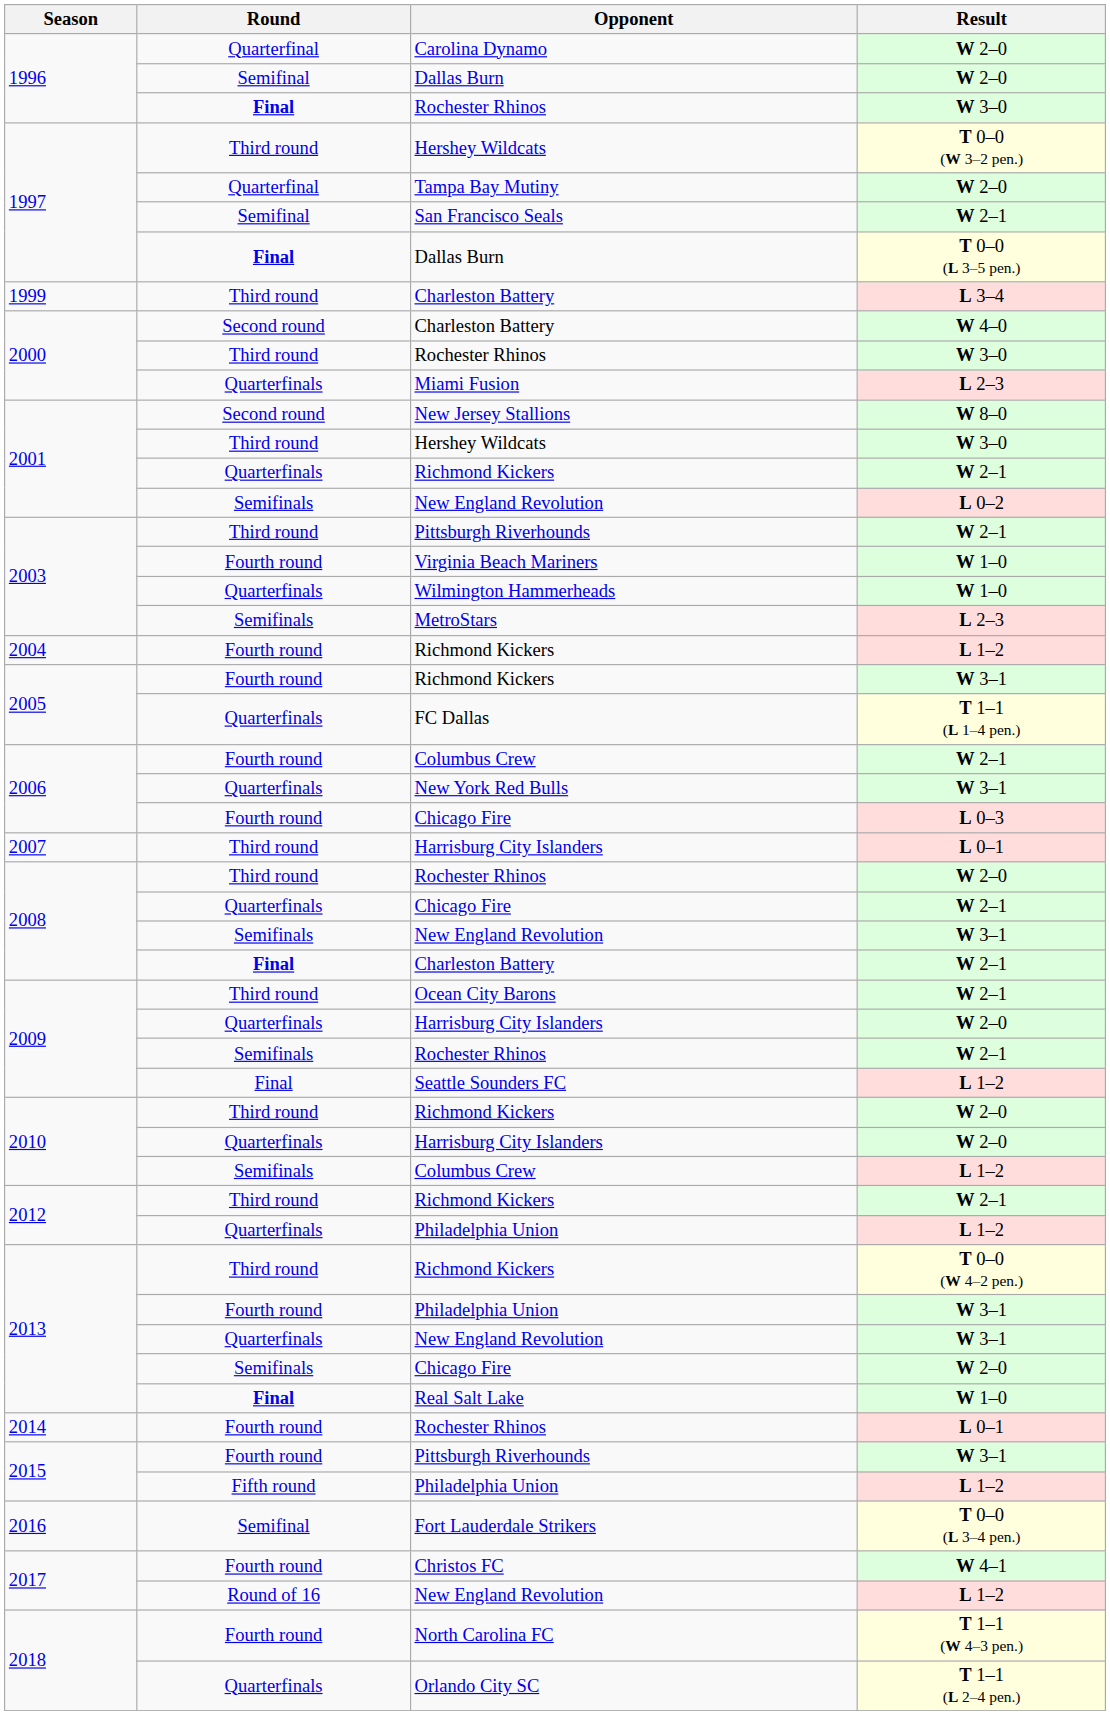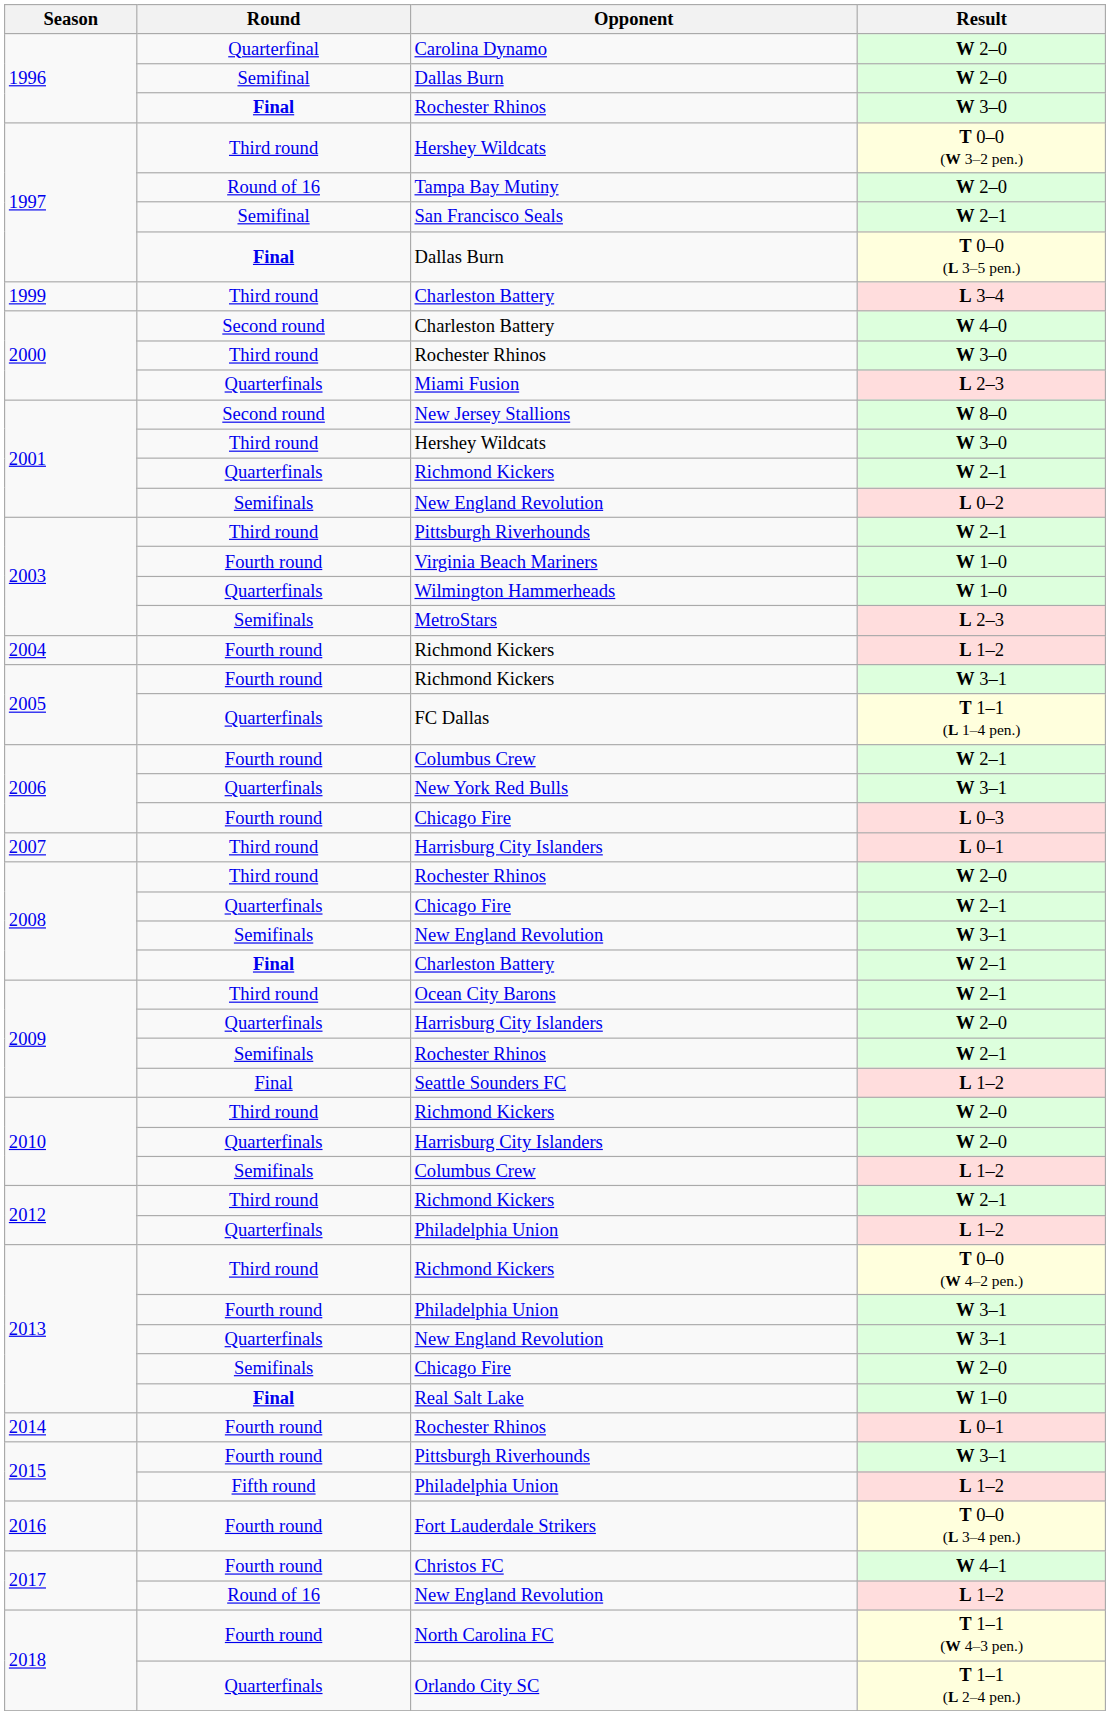(274, 187) Quarterfinal -> (274, 187) Round of 16
(274, 1526) Semifinal -> (274, 1526) Fourth round
